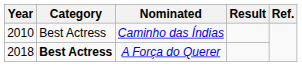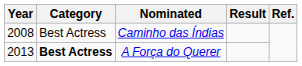(20, 33) 2010 -> (20, 33) 2008
(20, 52) 2018 -> (20, 52) 2013
